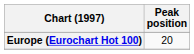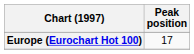(167, 40) 20 -> (167, 40) 17
